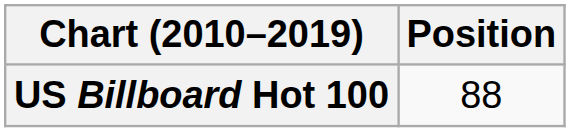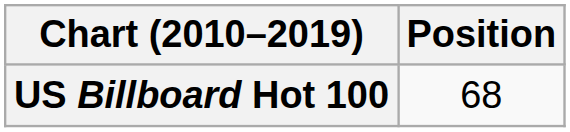(481, 94) 88 -> (481, 94) 68
